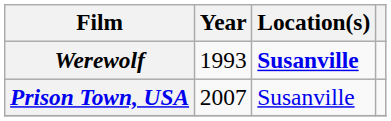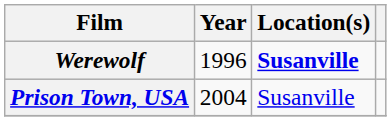(223, 60) 1993 -> (223, 60) 1996
(223, 97) 2007 -> (223, 97) 2004
